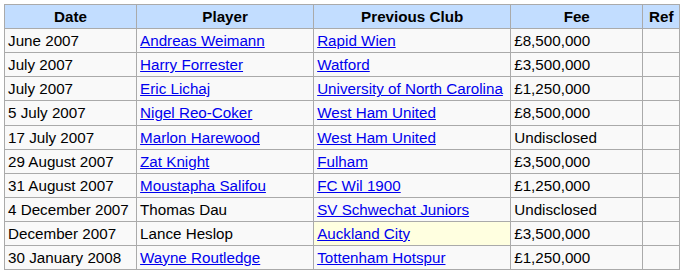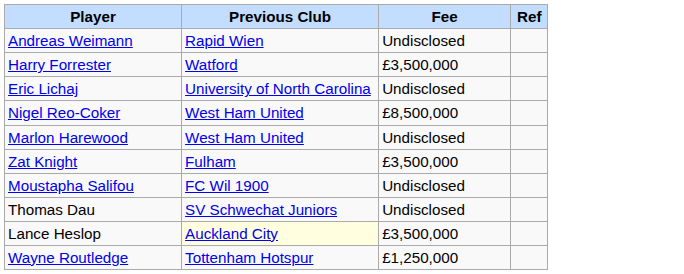- column: (71, 17)
(552, 41) £8,500,000 -> (424, 41) Undisclosed
(552, 89) £1,250,000 -> (424, 89) Undisclosed
(552, 185) £1,250,000 -> (424, 185) Undisclosed
